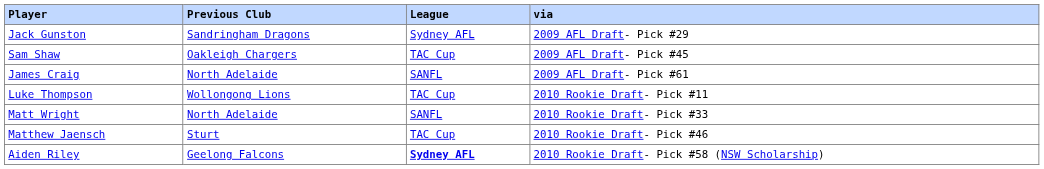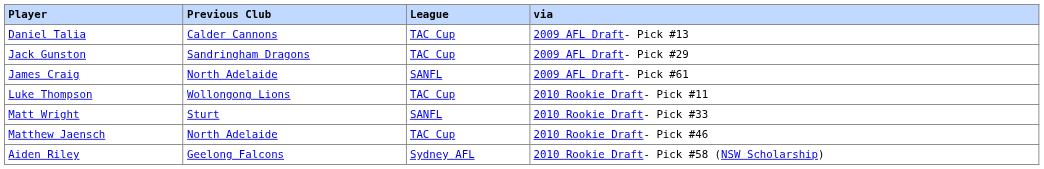+ row: (47, 34)
(442, 34) Sydney AFL -> (433, 54) TAC Cup
- row: (34, 54)
(232, 114) North Adelaide -> (203, 114) Sturt
(203, 134) Sturt -> (232, 134) North Adelaide
(442, 155) bold -> (442, 155) normal
